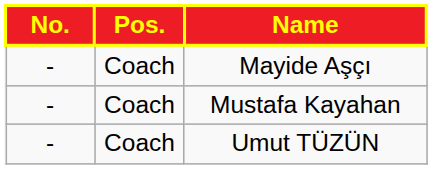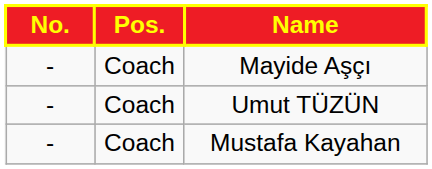rows swapped: (305, 104) <-> (305, 143)
